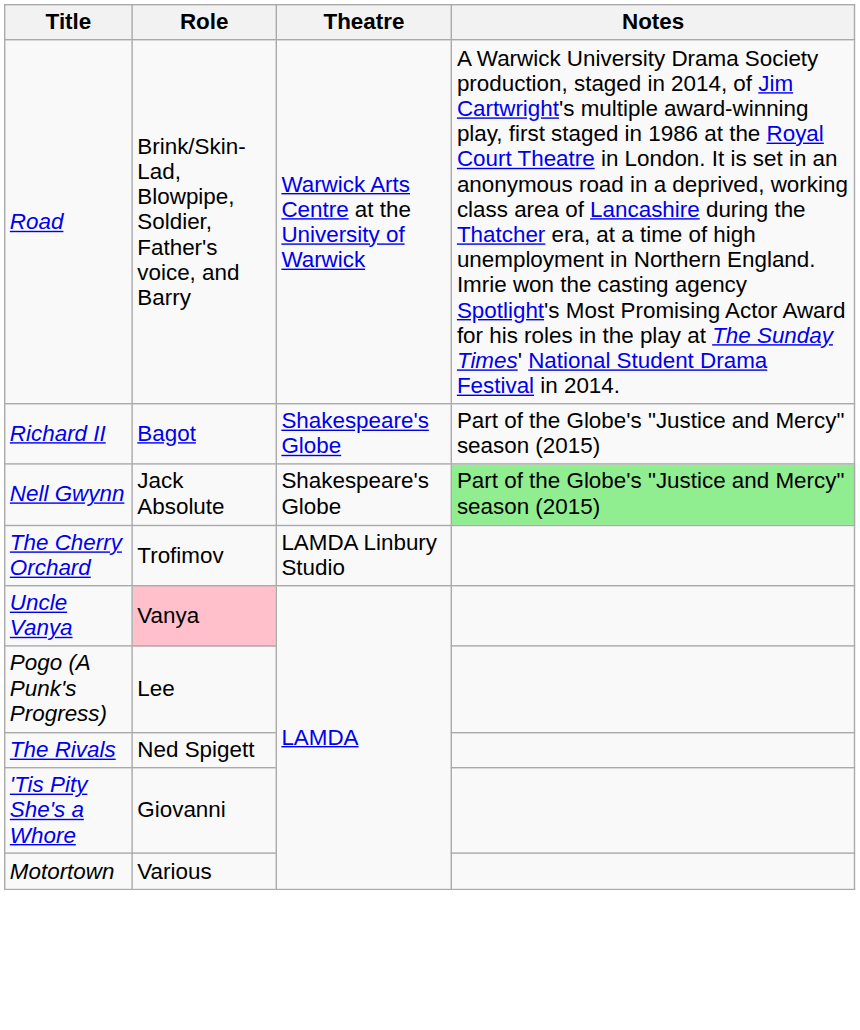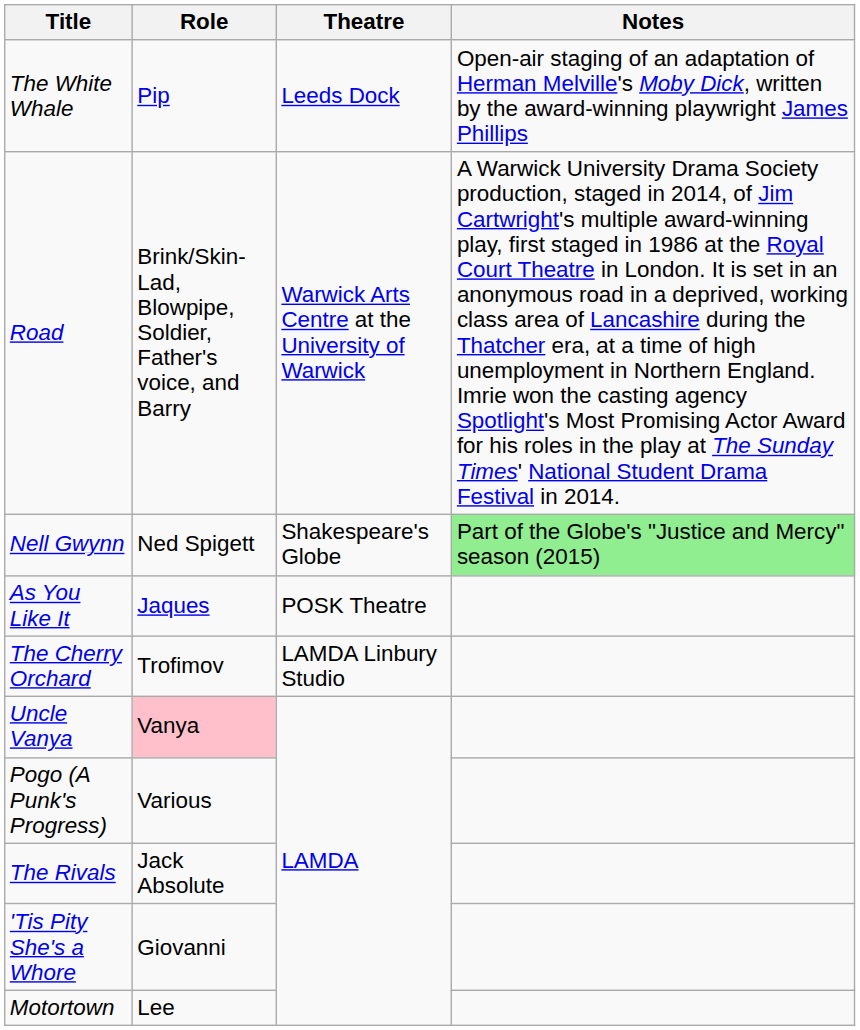+ row: (61, 95)
- row: (58, 433)
(181, 494) Jack Absolute -> (196, 544) Ned Spigett
+ row: (45, 605)
(156, 689) Lee -> (174, 800) Various
(196, 749) Ned Spigett -> (181, 873) Jack Absolute
(174, 871) Various -> (156, 1007) Lee
